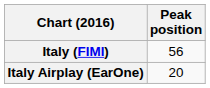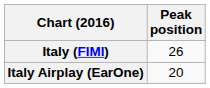(176, 51) 56 -> (176, 51) 26
